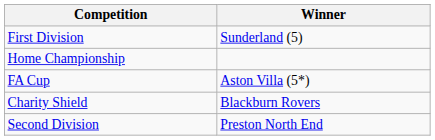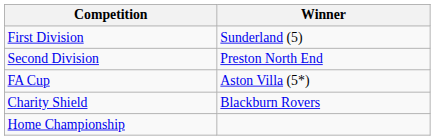rows swapped: (53, 124) <-> (66, 59)
